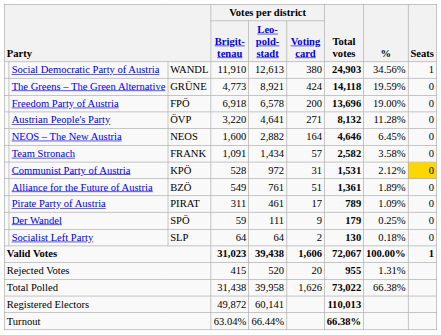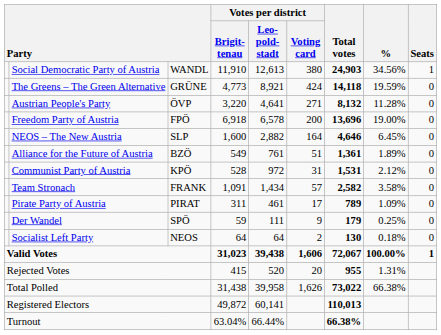rows swapped: (65, 103) <-> (61, 120)
(184, 137) NEOS -> (179, 137) SLP
rows swapped: (43, 153) <-> (82, 187)
(431, 170) gold background -> (431, 170) no background
(179, 237) SLP -> (184, 237) NEOS
